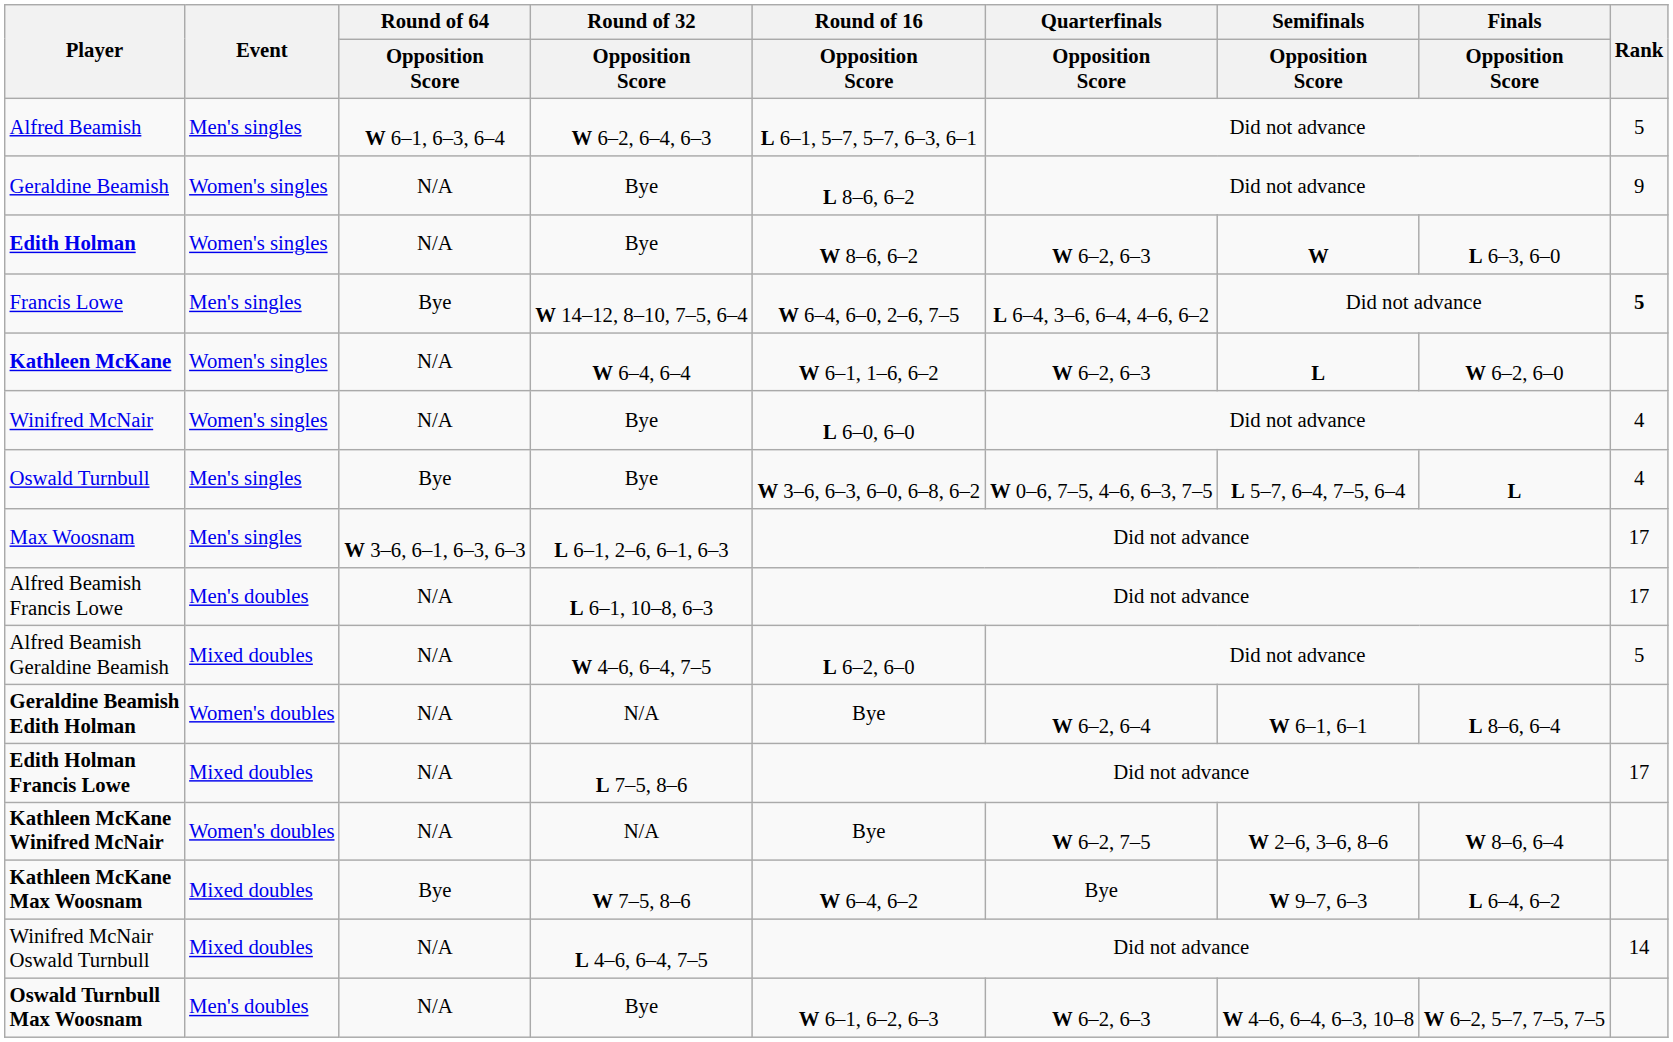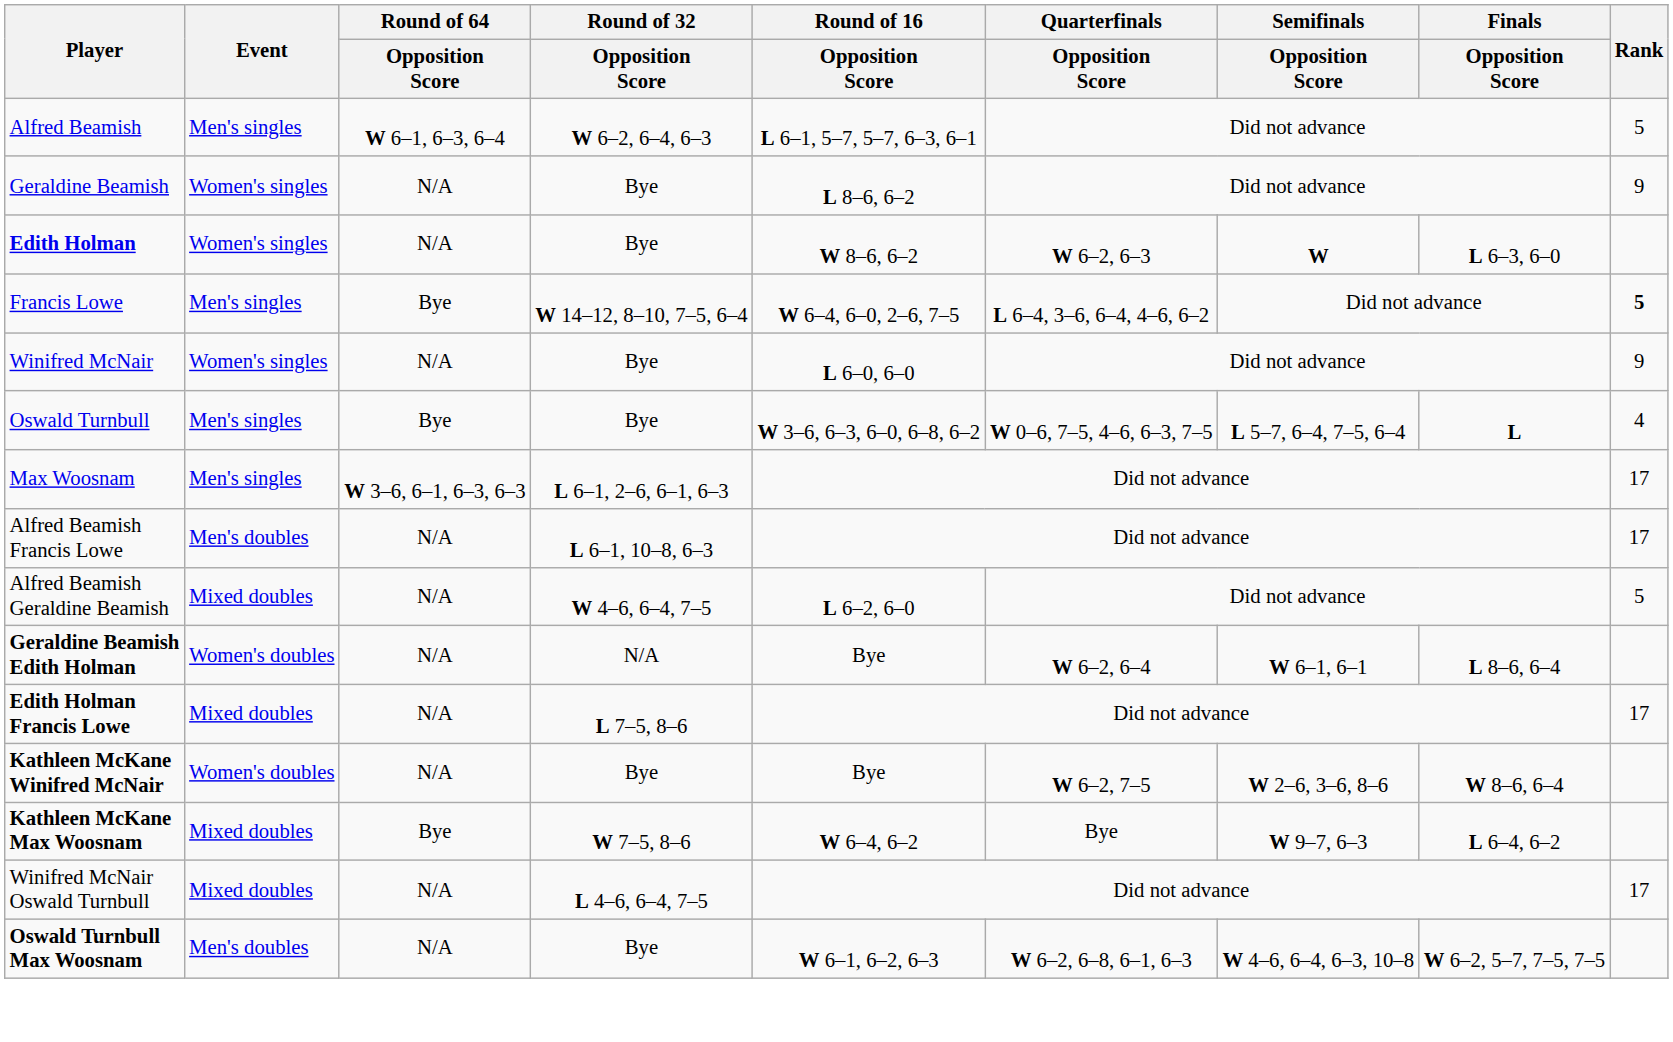- row: (90, 361)
(1639, 420) 4 -> (1639, 361) 9
(641, 831) N/A -> (641, 772) Bye
(1639, 948) 14 -> (1639, 889) 17
(1101, 1019) W 6–2, 6–3 -> (1101, 960) W 6–2, 6–8, 6–1, 6–3
